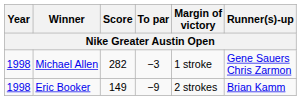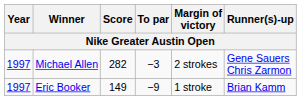(19, 64) 1998 -> (19, 64) 1997
(193, 64) 1 stroke -> (196, 64) 2 strokes
(19, 87) 1998 -> (19, 87) 1997
(196, 87) 2 strokes -> (193, 87) 1 stroke
